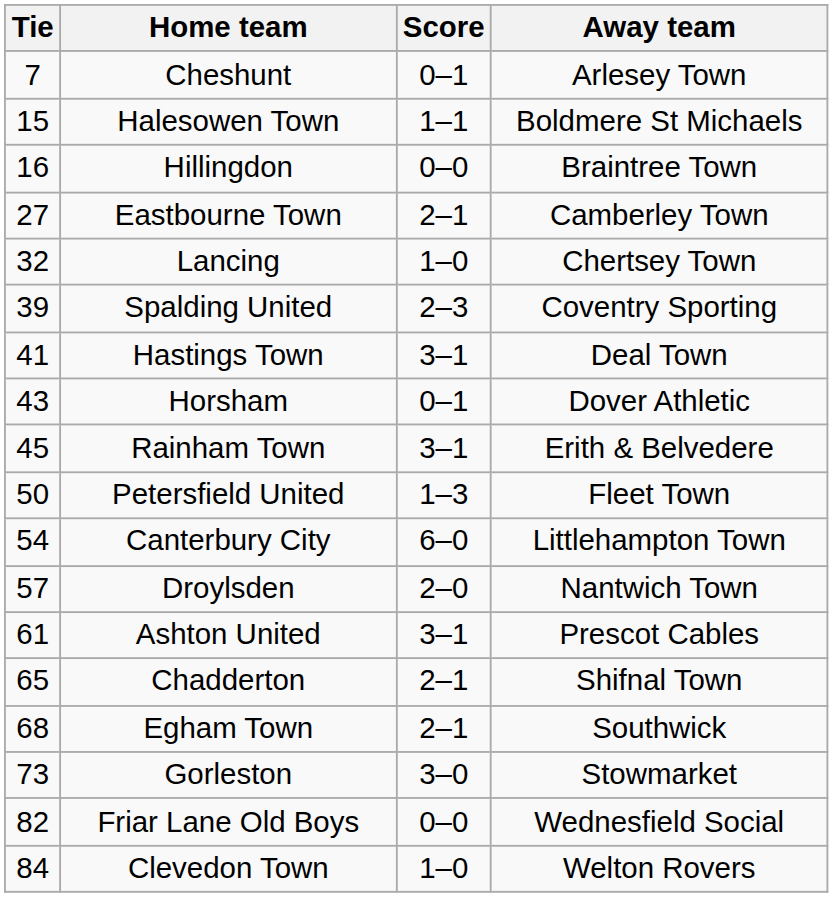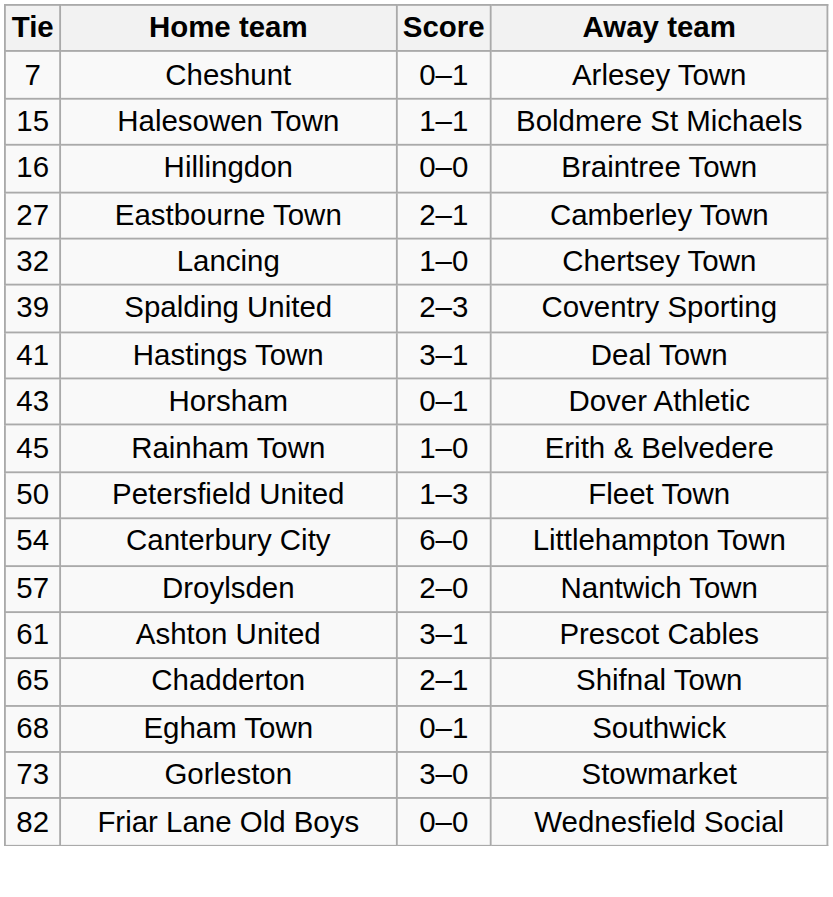(444, 448) 3–1 -> (444, 448) 1–0
(444, 728) 2–1 -> (444, 728) 0–1
- row: (228, 868)
